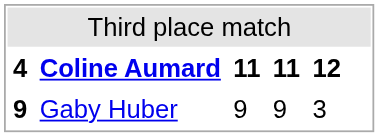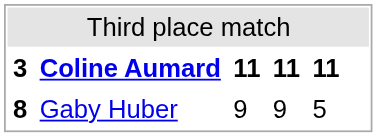(20, 68) 4 -> (20, 68) 3
(327, 68) 12 -> (326, 68) 11
(20, 109) 9 -> (20, 109) 8
(320, 109) 3 -> (320, 109) 5
